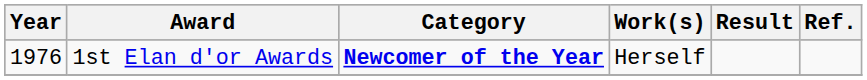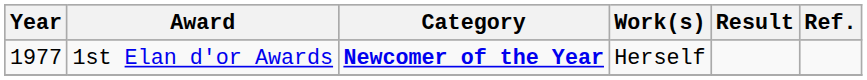(36, 58) 1976 -> (36, 58) 1977
